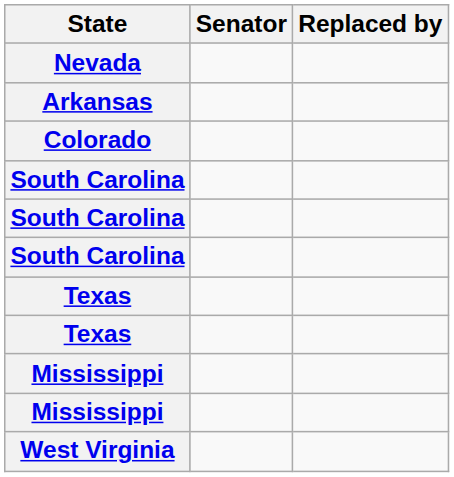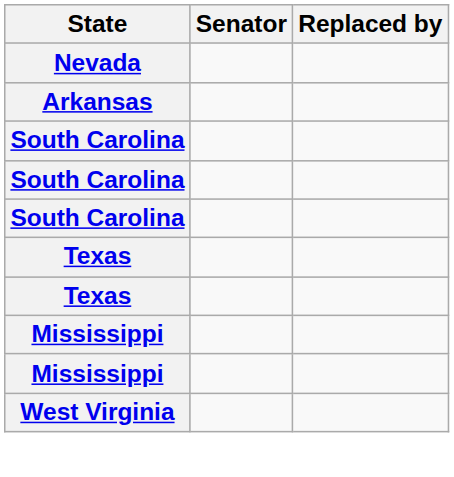- row: (97, 140)
